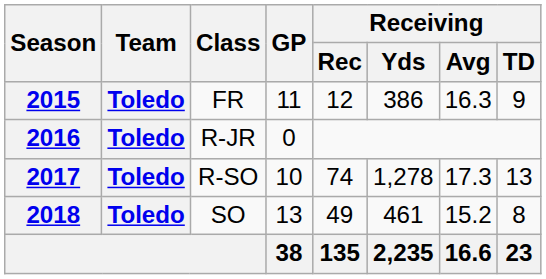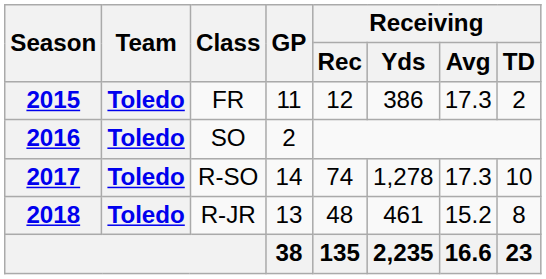(468, 100) 16.3 -> (468, 100) 17.3
(519, 100) 9 -> (519, 100) 2
(228, 138) R-JR -> (228, 138) SO
(289, 138) 0 -> (289, 138) 2
(289, 176) 10 -> (289, 176) 14
(519, 176) 13 -> (519, 176) 10
(228, 215) SO -> (228, 215) R-JR
(340, 215) 49 -> (340, 215) 48
